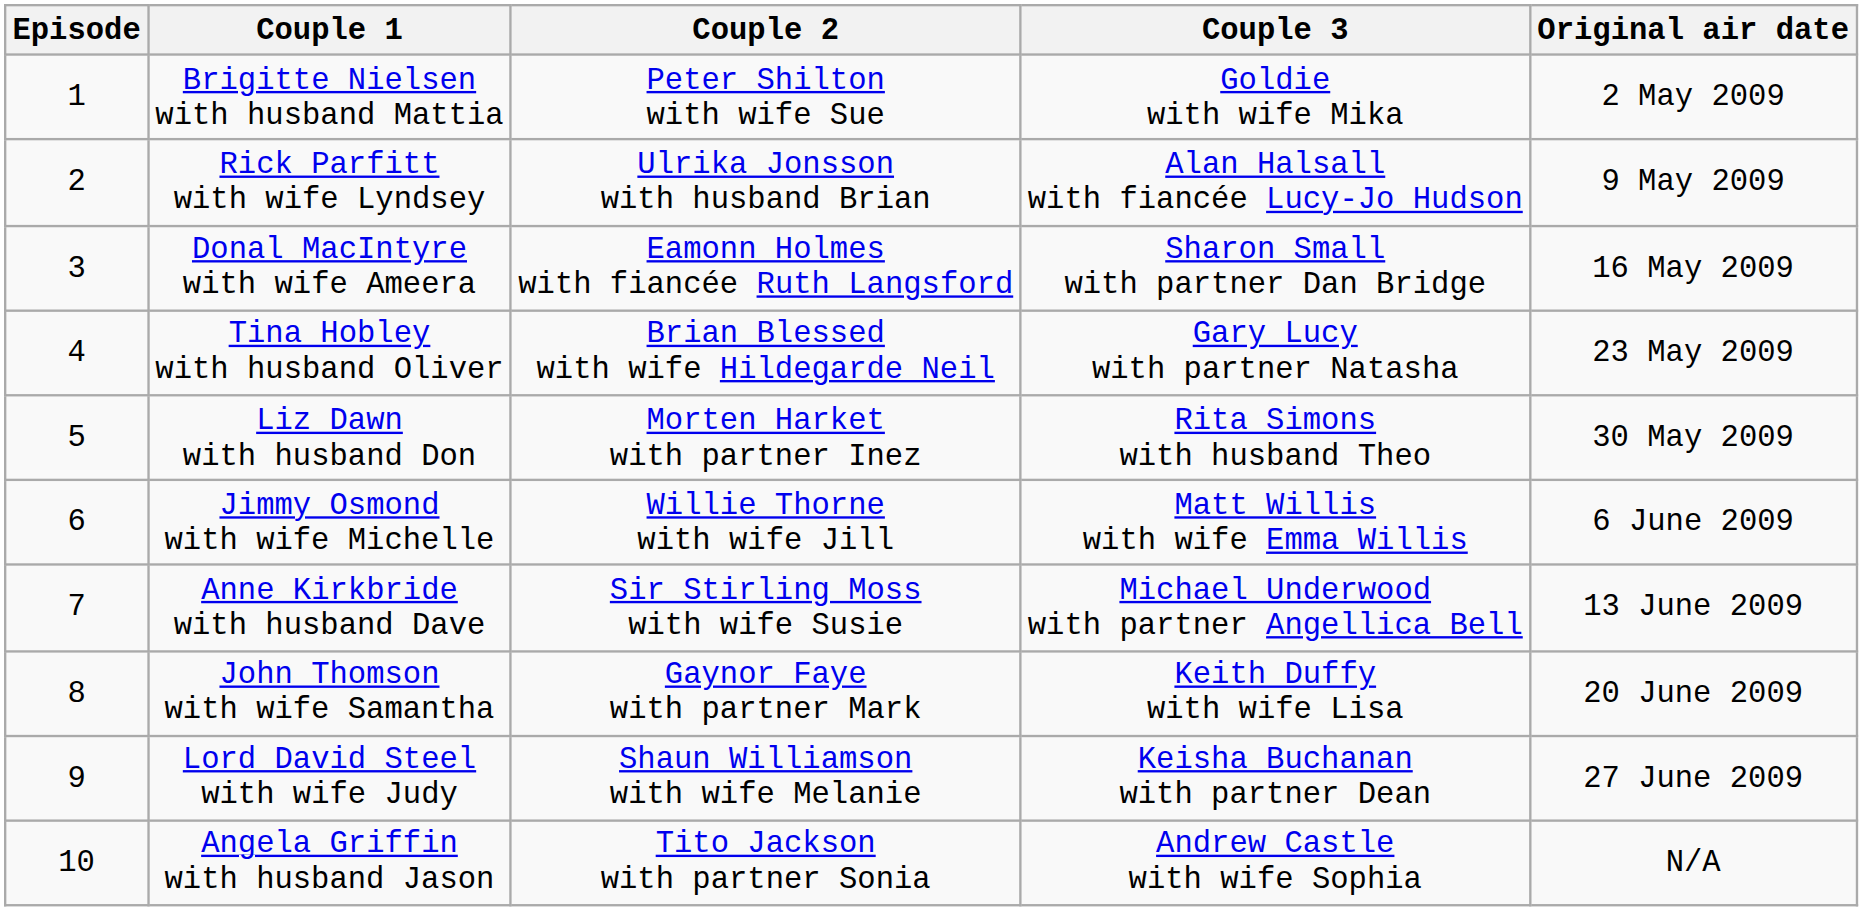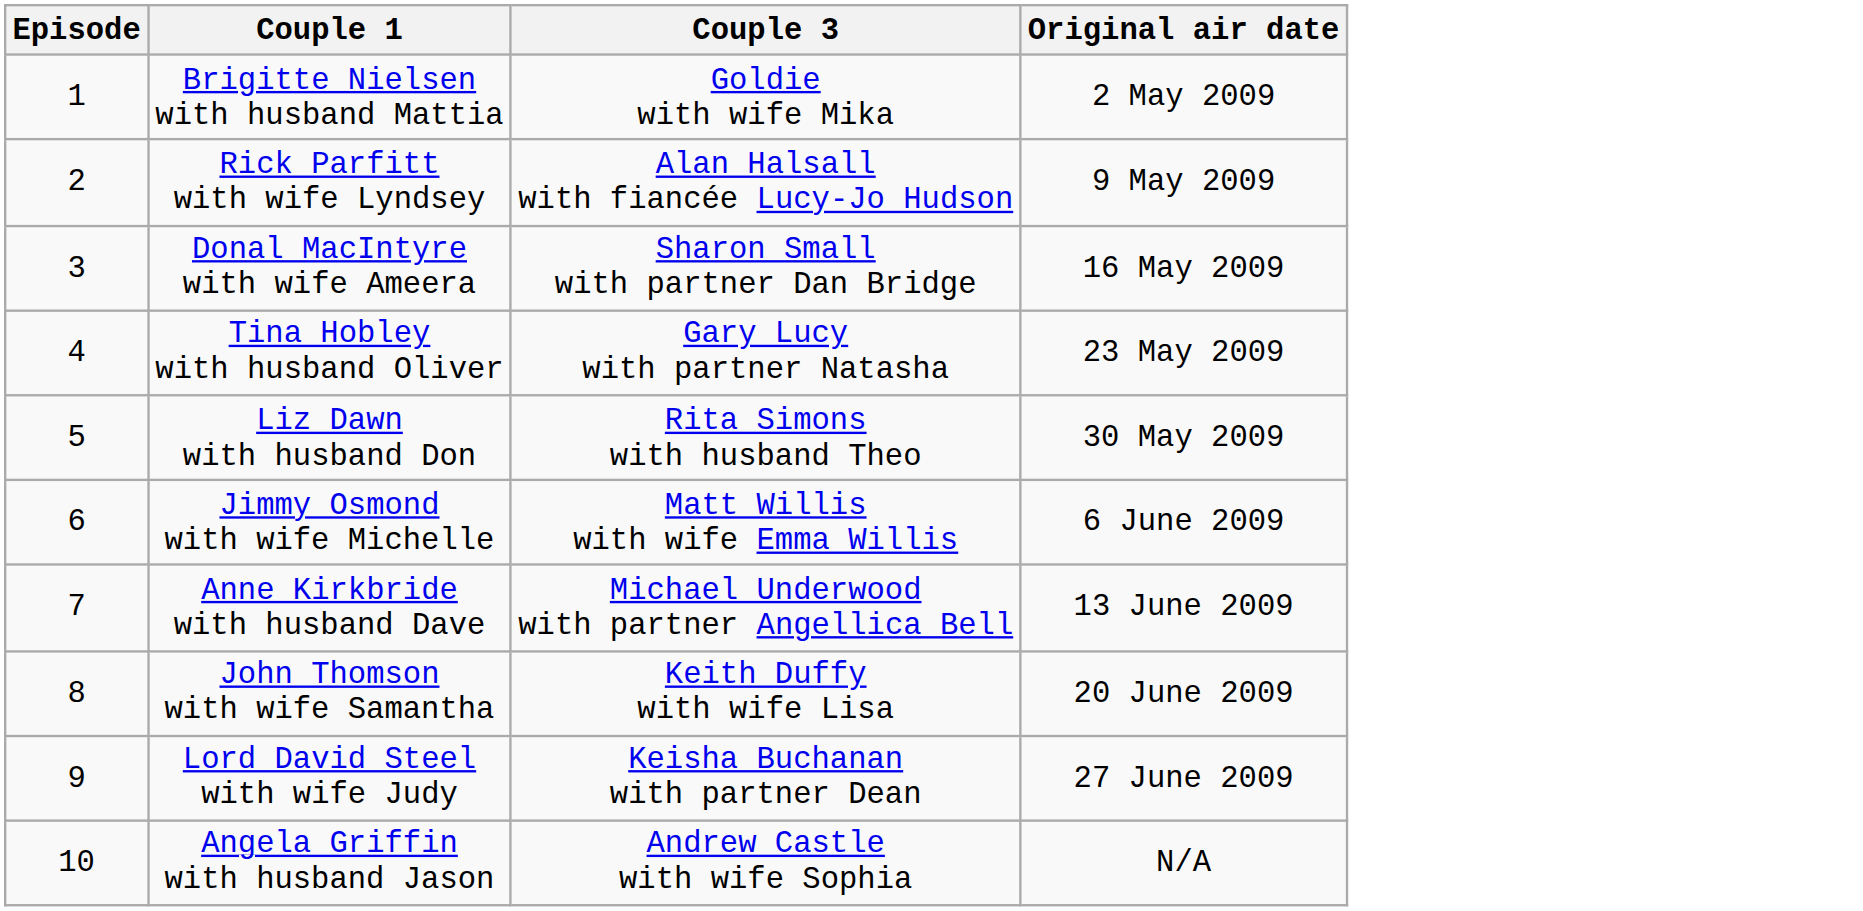- column: (766, 30)
